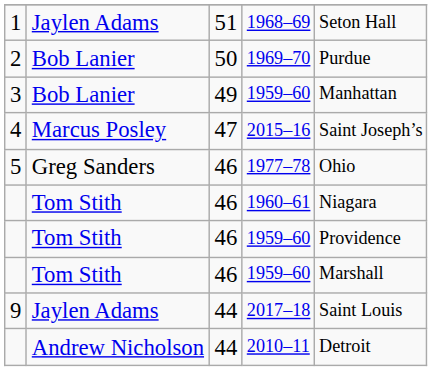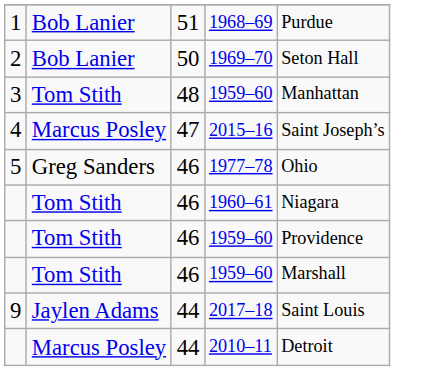(95, 22) Jaylen Adams -> (83, 22) Bob Lanier
(358, 22) Seton Hall -> (307, 22) Purdue
(345, 58) Purdue -> (320, 58) Seton Hall
(83, 94) Bob Lanier -> (77, 94) Tom Stith
(226, 94) 49 -> (188, 94) 48
(118, 346) Andrew Nicholson -> (99, 346) Marcus Posley
